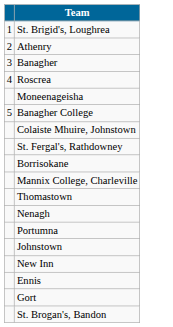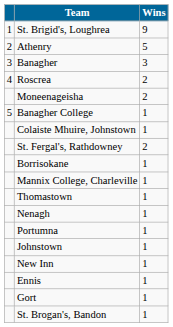+ column: (154, 12)
